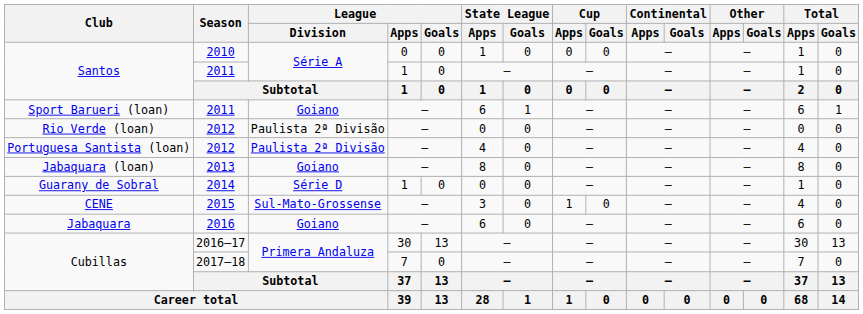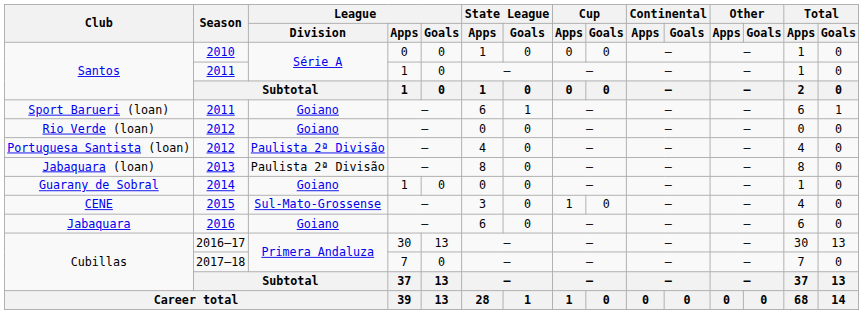(318, 128) Paulista 2ª Divisão -> (318, 128) Goiano
(318, 167) Goiano -> (318, 167) Paulista 2ª Divisão
(318, 186) Série D -> (318, 186) Goiano
